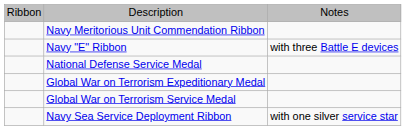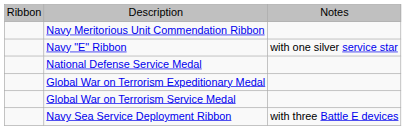(334, 47) with three Battle E devices -> (334, 47) with one silver service star
(334, 116) with one silver service star -> (334, 116) with three Battle E devices
